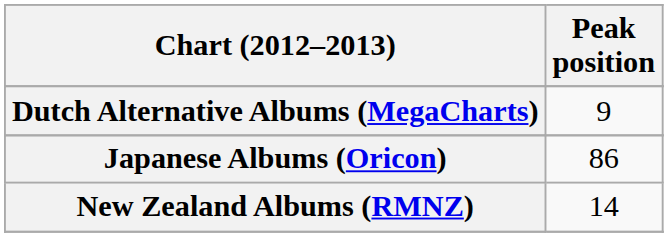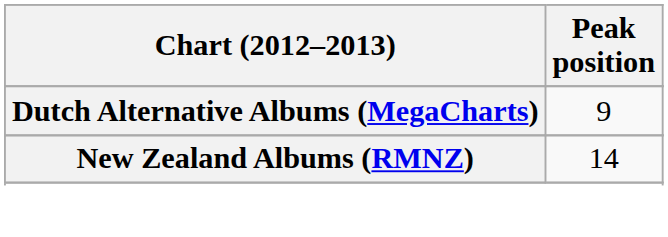- row: (275, 158)
